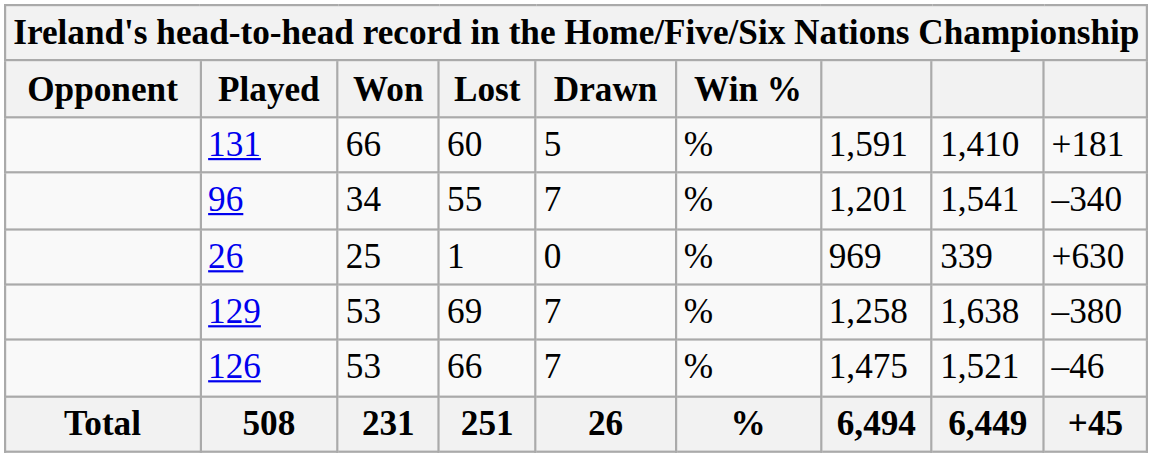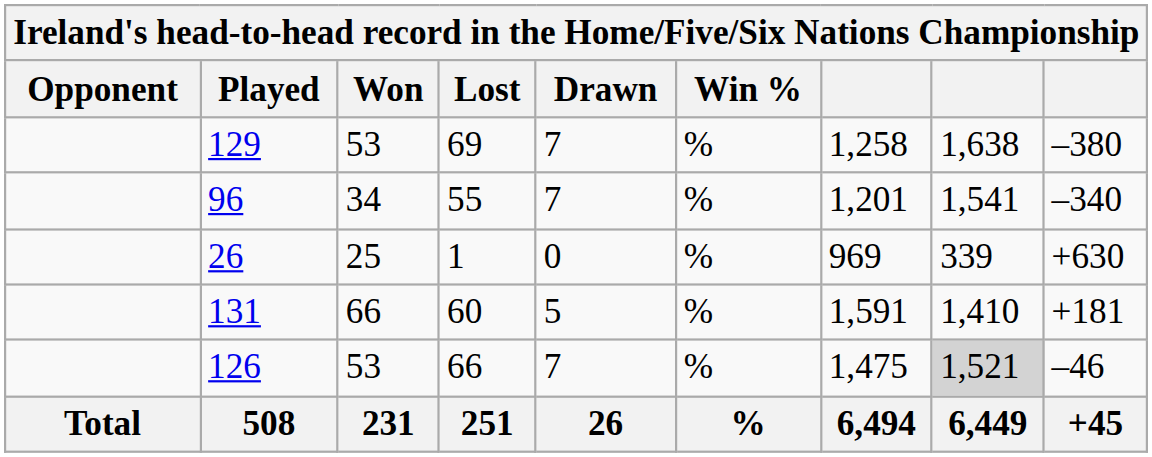rows swapped: (235, 311) <-> (235, 144)
(980, 367) no background -> (980, 367) lightgrey background
